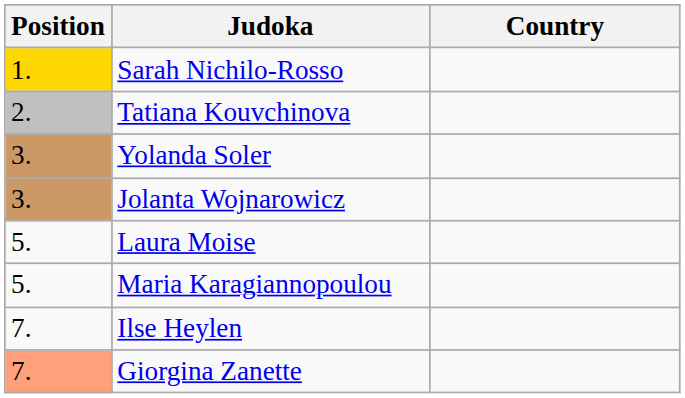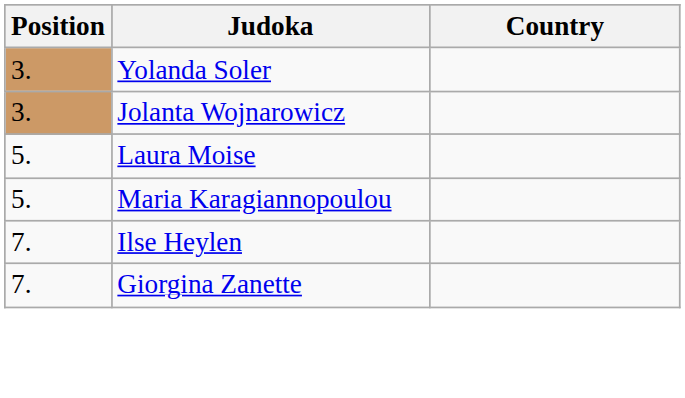- row: (230, 69)
- row: (234, 112)
(21, 371) lightsalmon background -> (21, 284) no background
